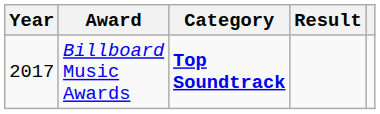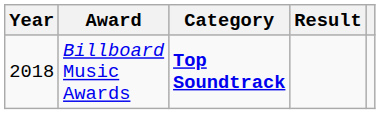(32, 72) 2017 -> (32, 72) 2018
